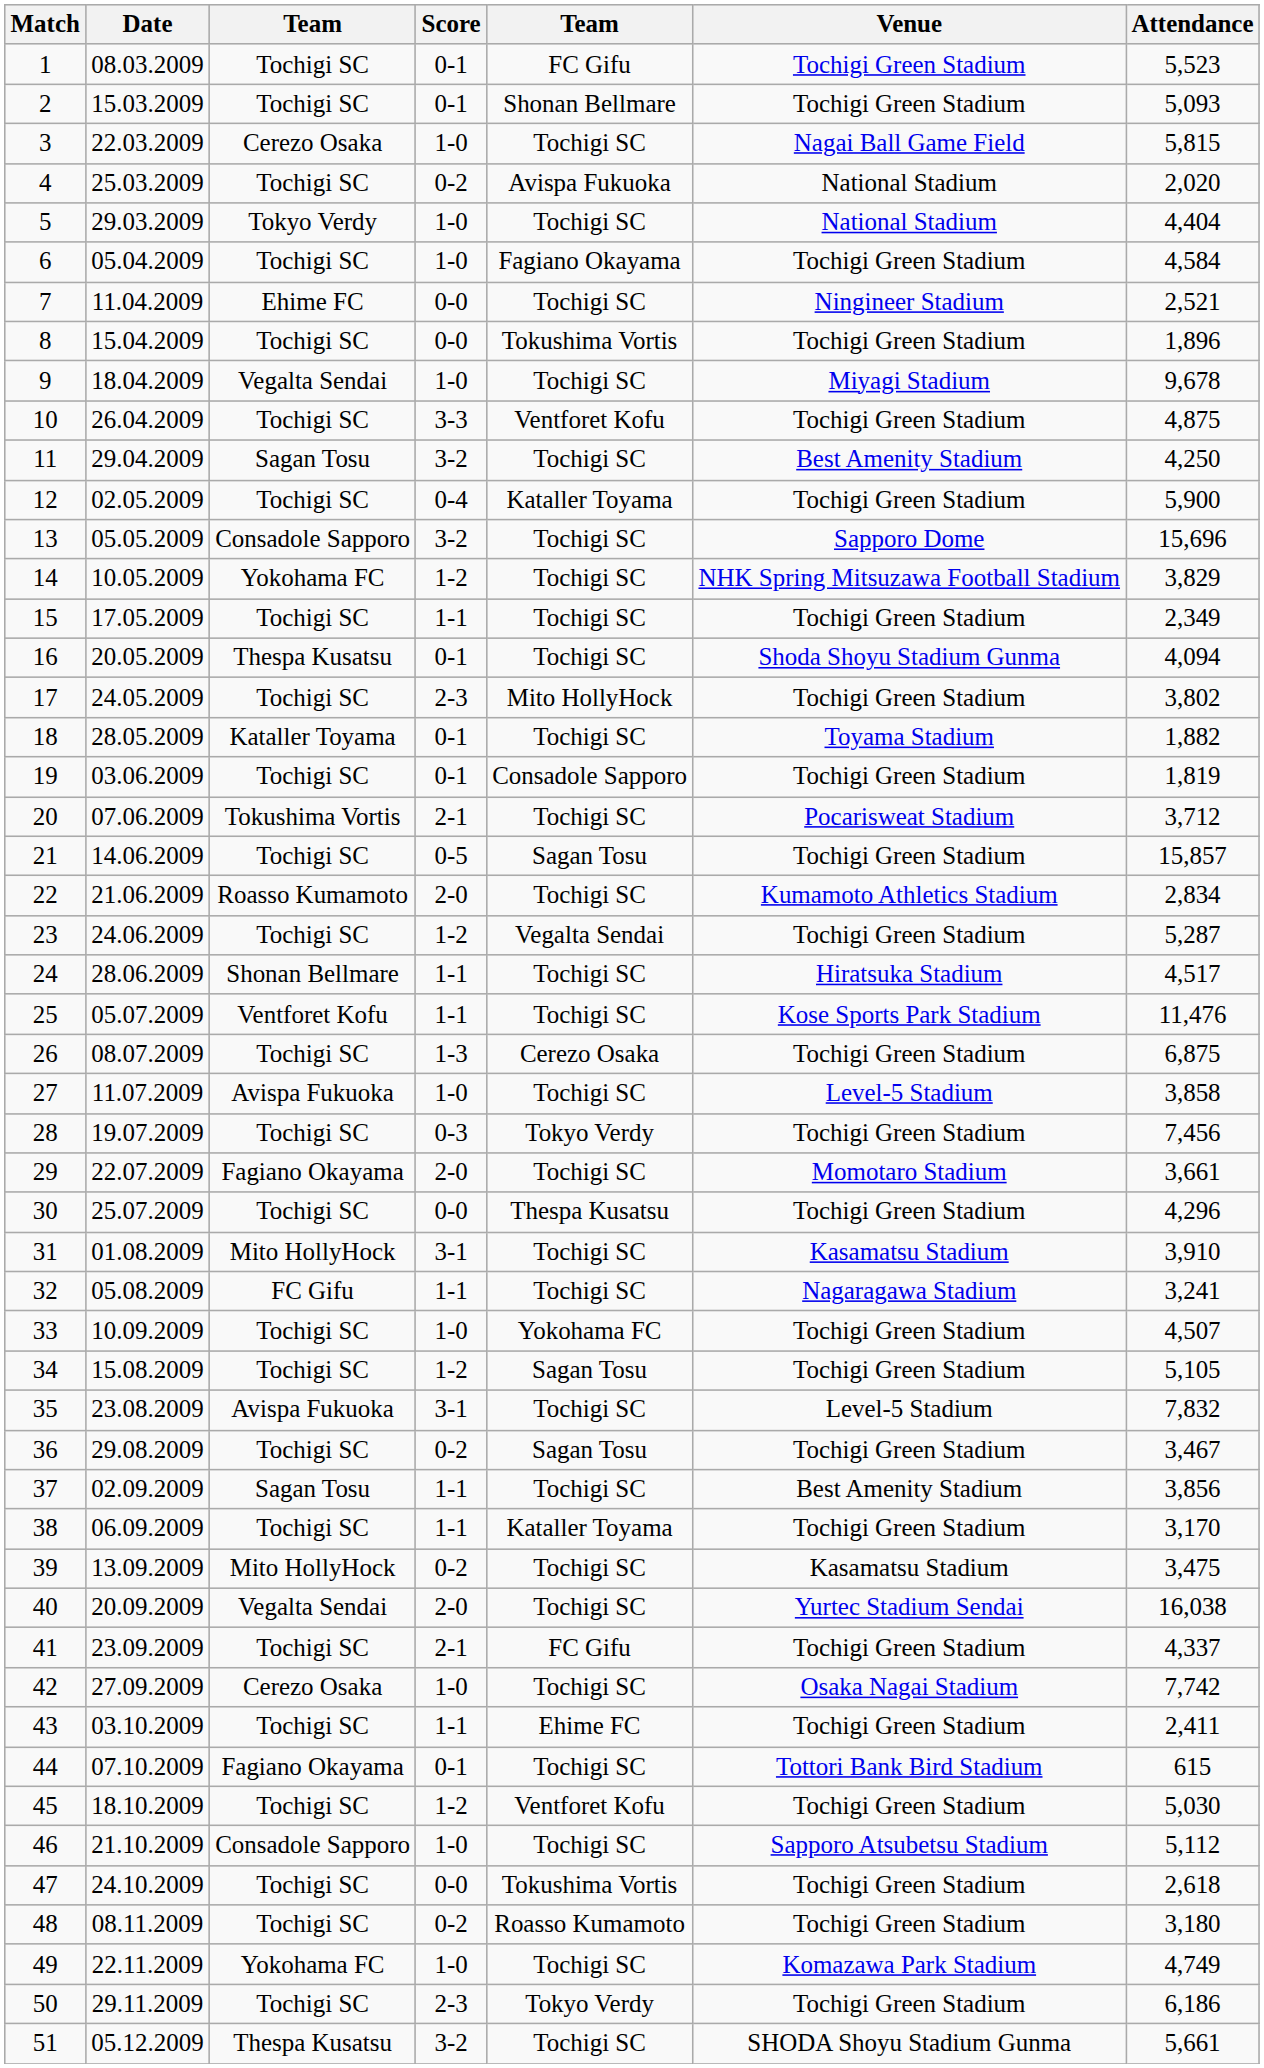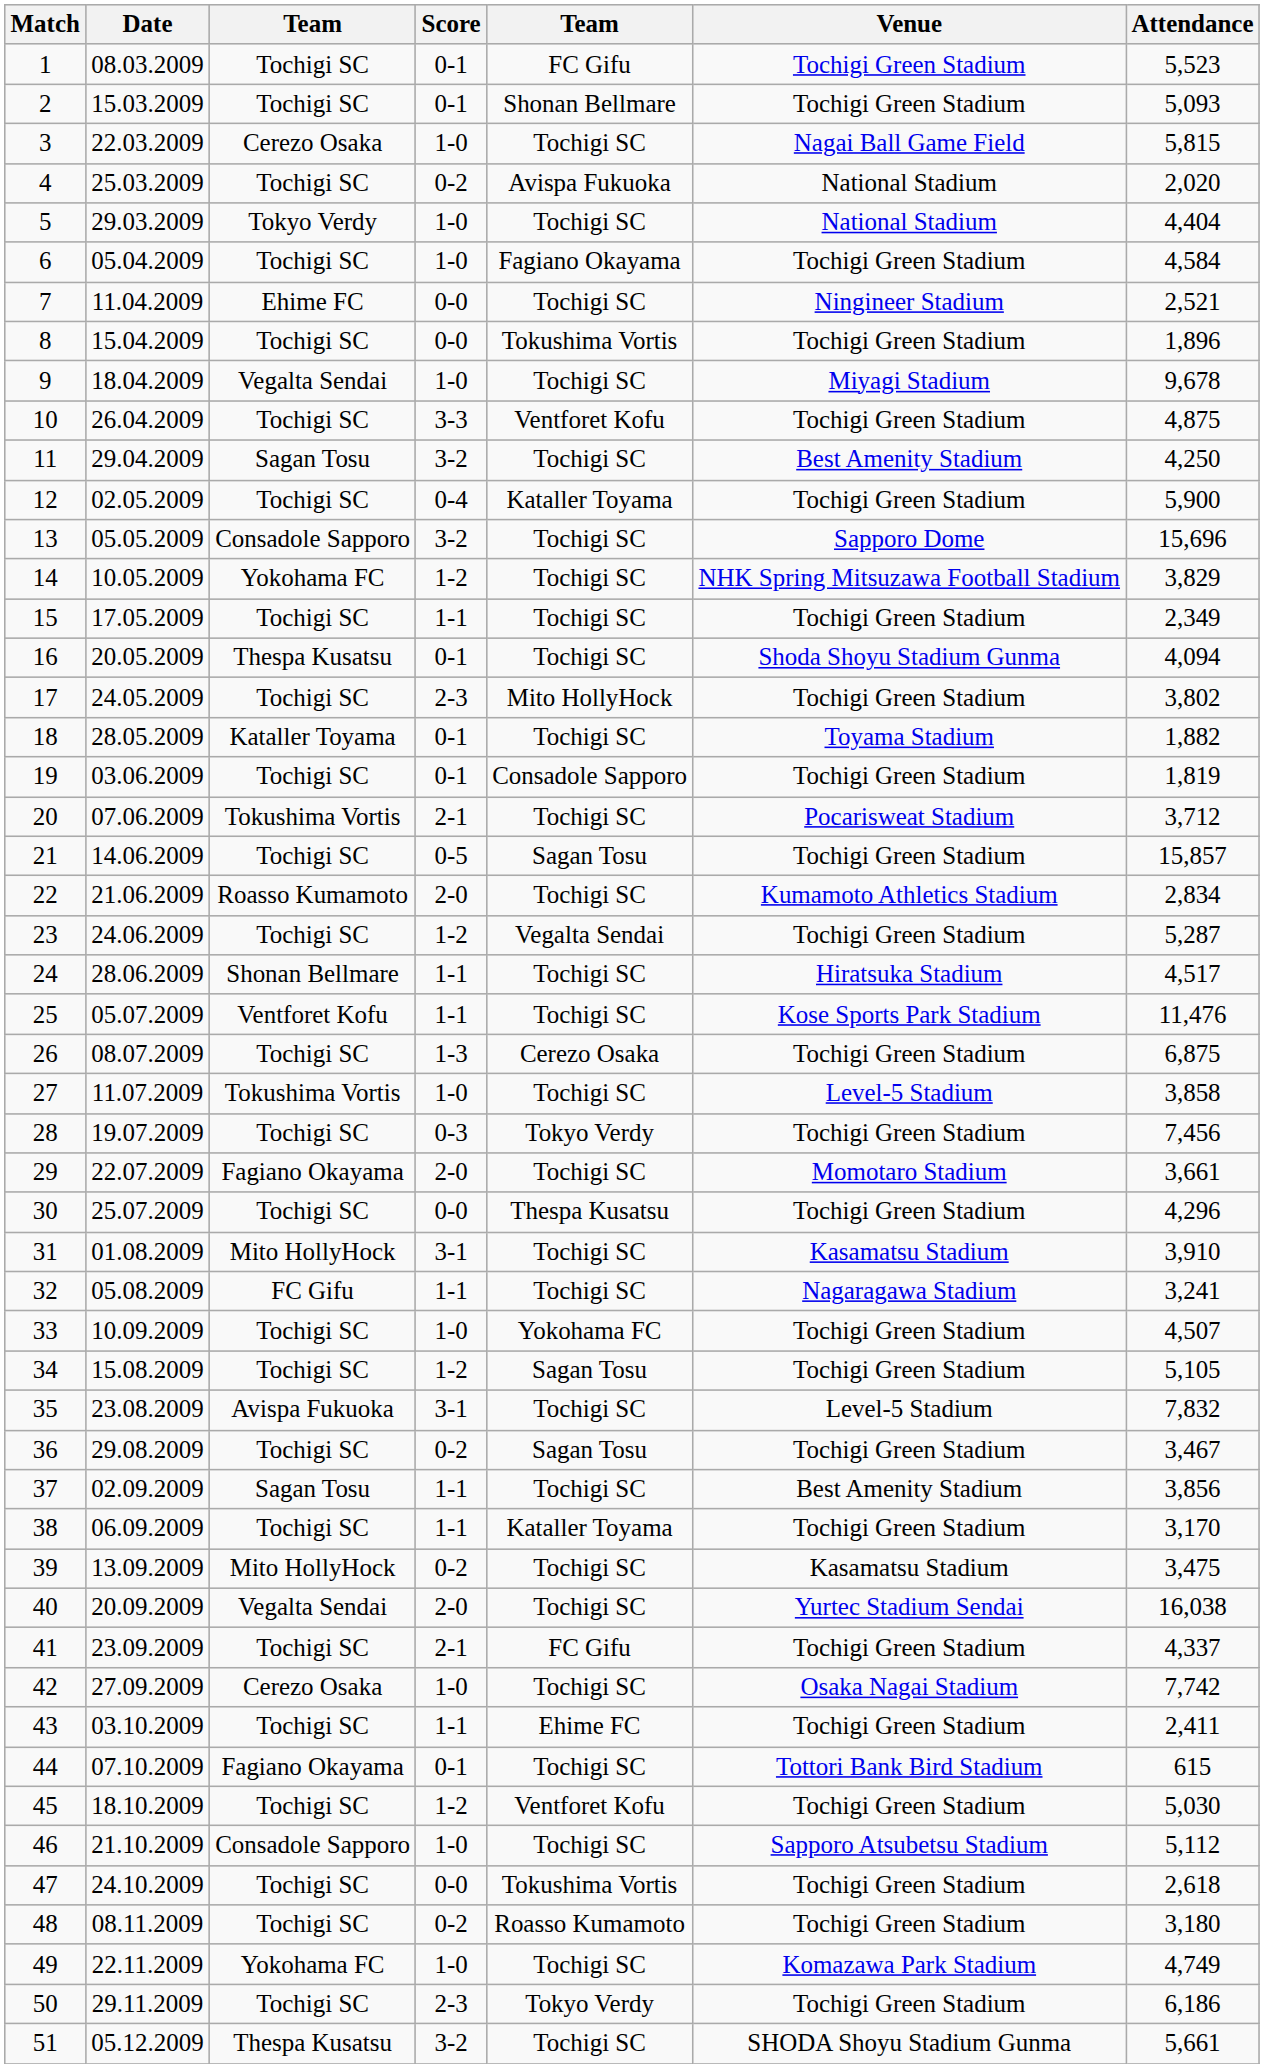(313, 1093) Avispa Fukuoka -> (313, 1093) Tokushima Vortis
